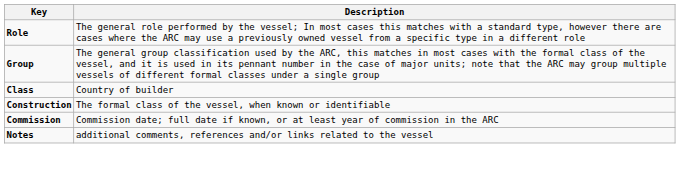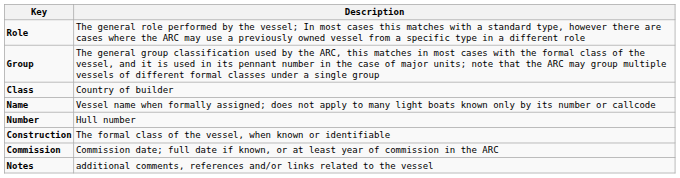+ row: (17, 105)
+ row: (23, 120)
